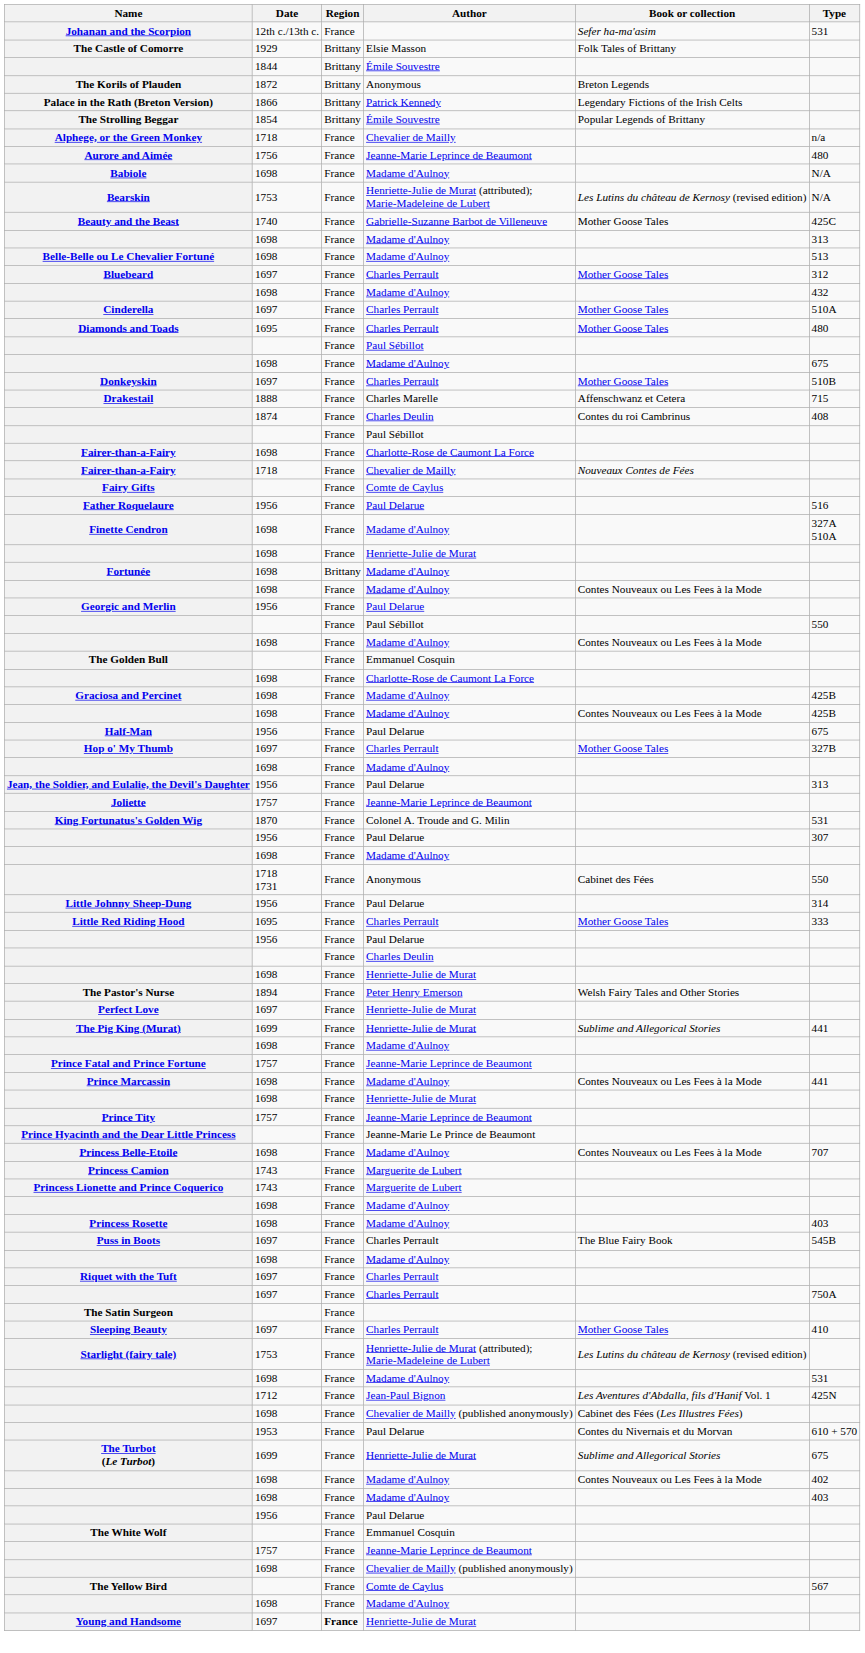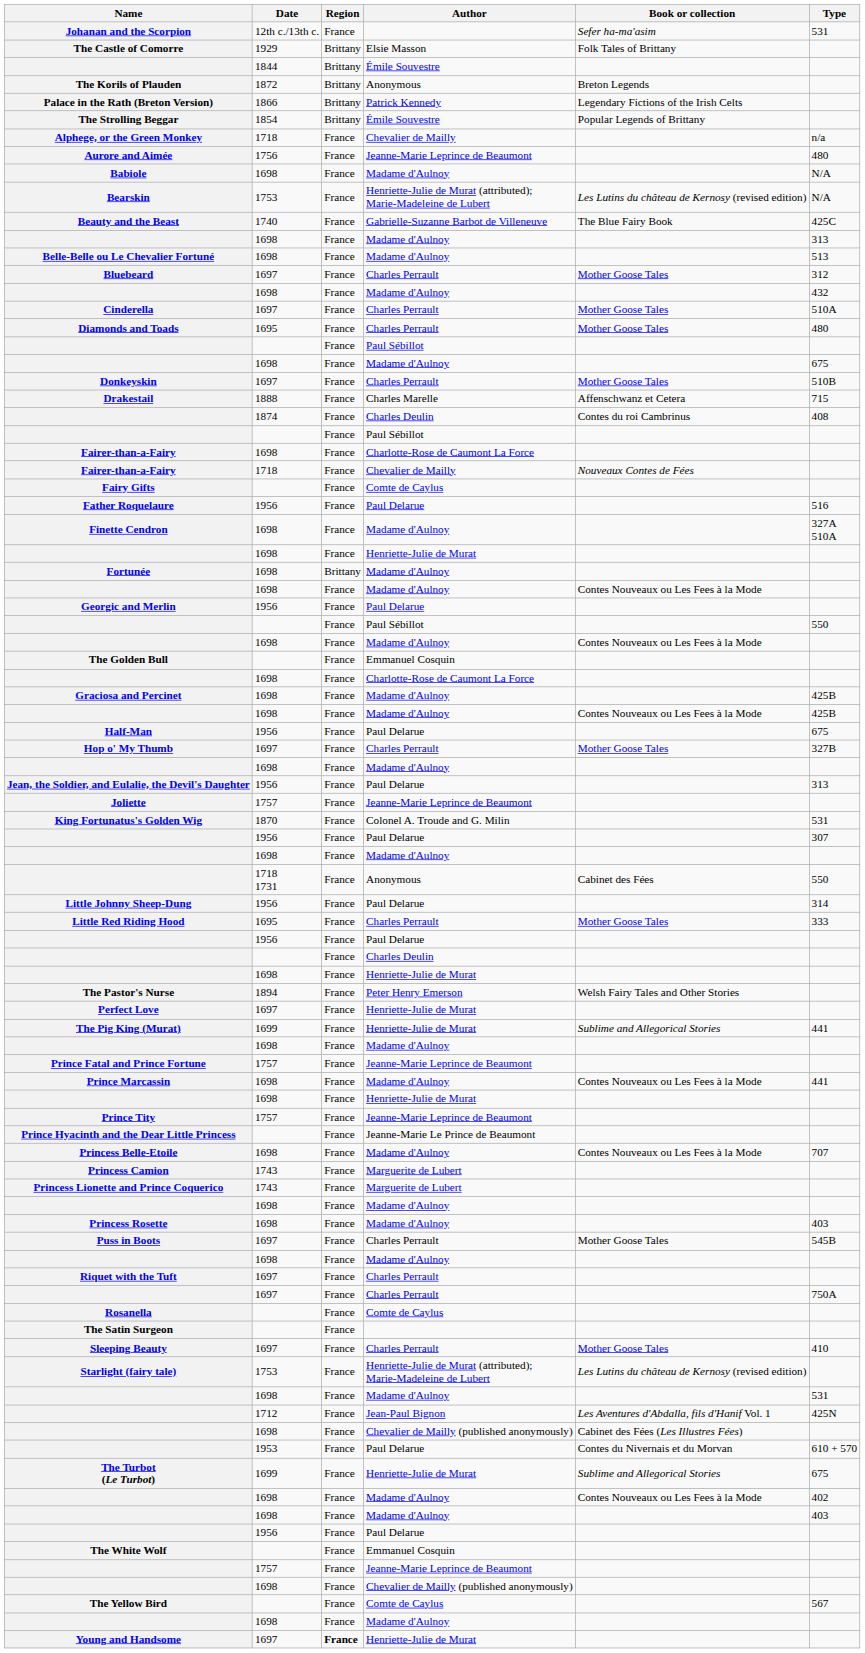(623, 221) Mother Goose Tales -> (625, 221) The Blue Fairy Book
(625, 1241) The Blue Fairy Book -> (623, 1241) Mother Goose Tales
+ row: (128, 1312)
